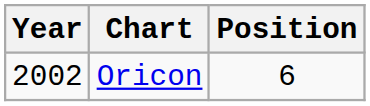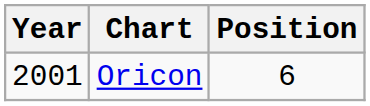(47, 77) 2002 -> (47, 77) 2001
